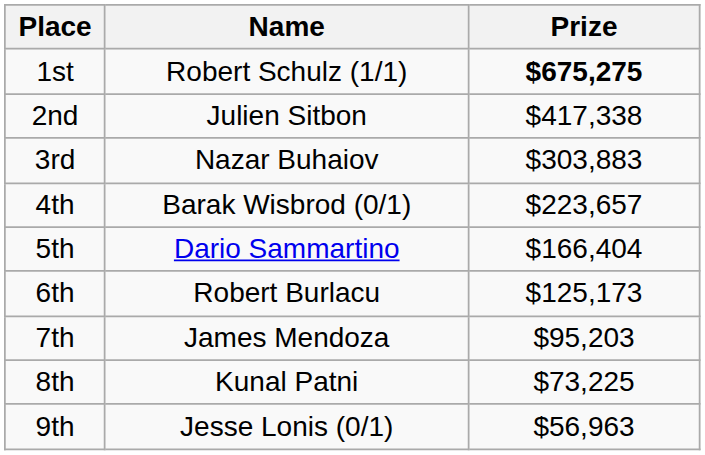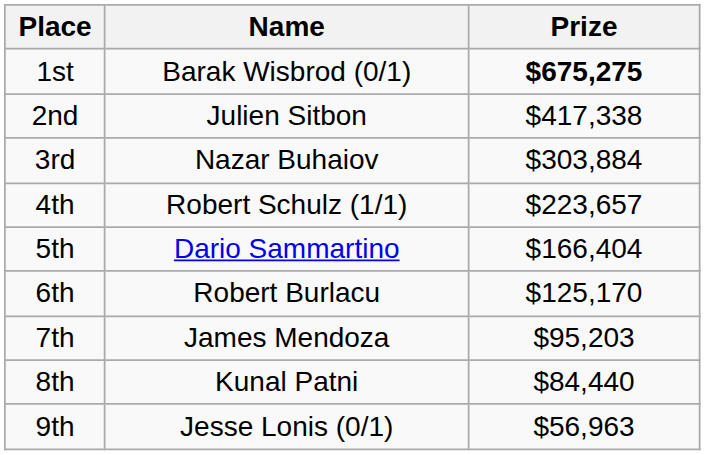(287, 71) Robert Schulz (1/1) -> (287, 71) Barak Wisbrod (0/1)
(584, 159) $303,883 -> (584, 159) $303,884
(287, 204) Barak Wisbrod (0/1) -> (287, 204) Robert Schulz (1/1)
(584, 293) $125,173 -> (584, 293) $125,170
(584, 381) $73,225 -> (584, 381) $84,440
